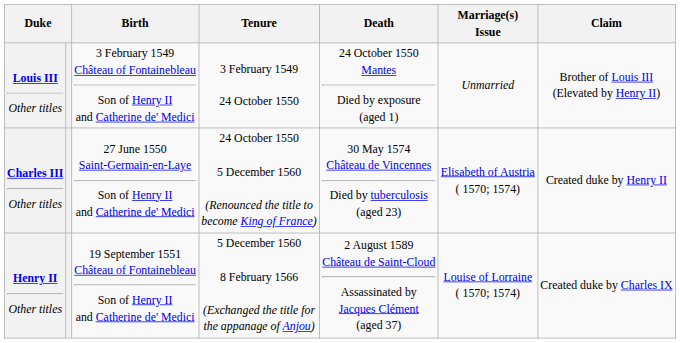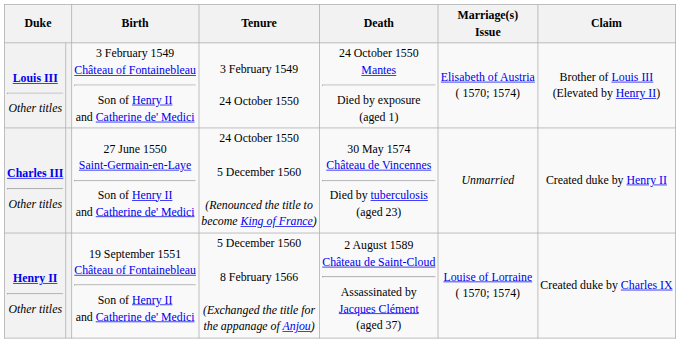(488, 85) Unmarried -> (488, 85) Elisabeth of Austria ( 1570; 1574)
(488, 180) Elisabeth of Austria ( 1570; 1574) -> (488, 180) Unmarried
